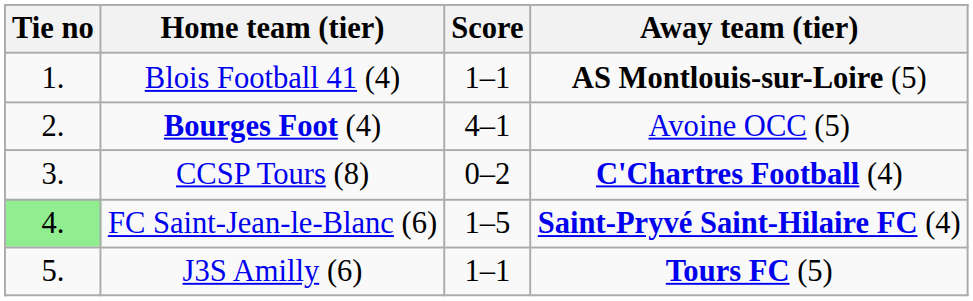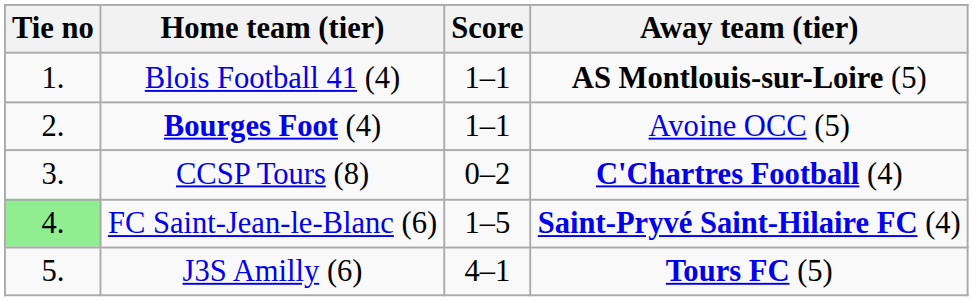(487, 125) 4–1 -> (487, 125) 1–1
(487, 271) 1–1 -> (487, 271) 4–1
